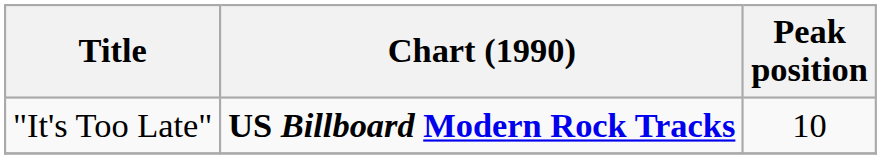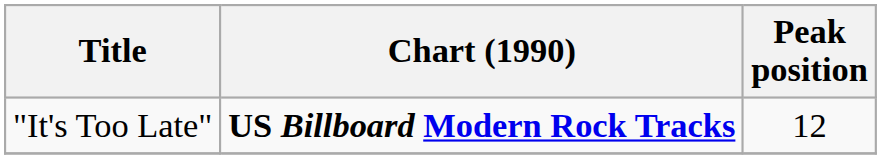(810, 125) 10 -> (810, 125) 12
